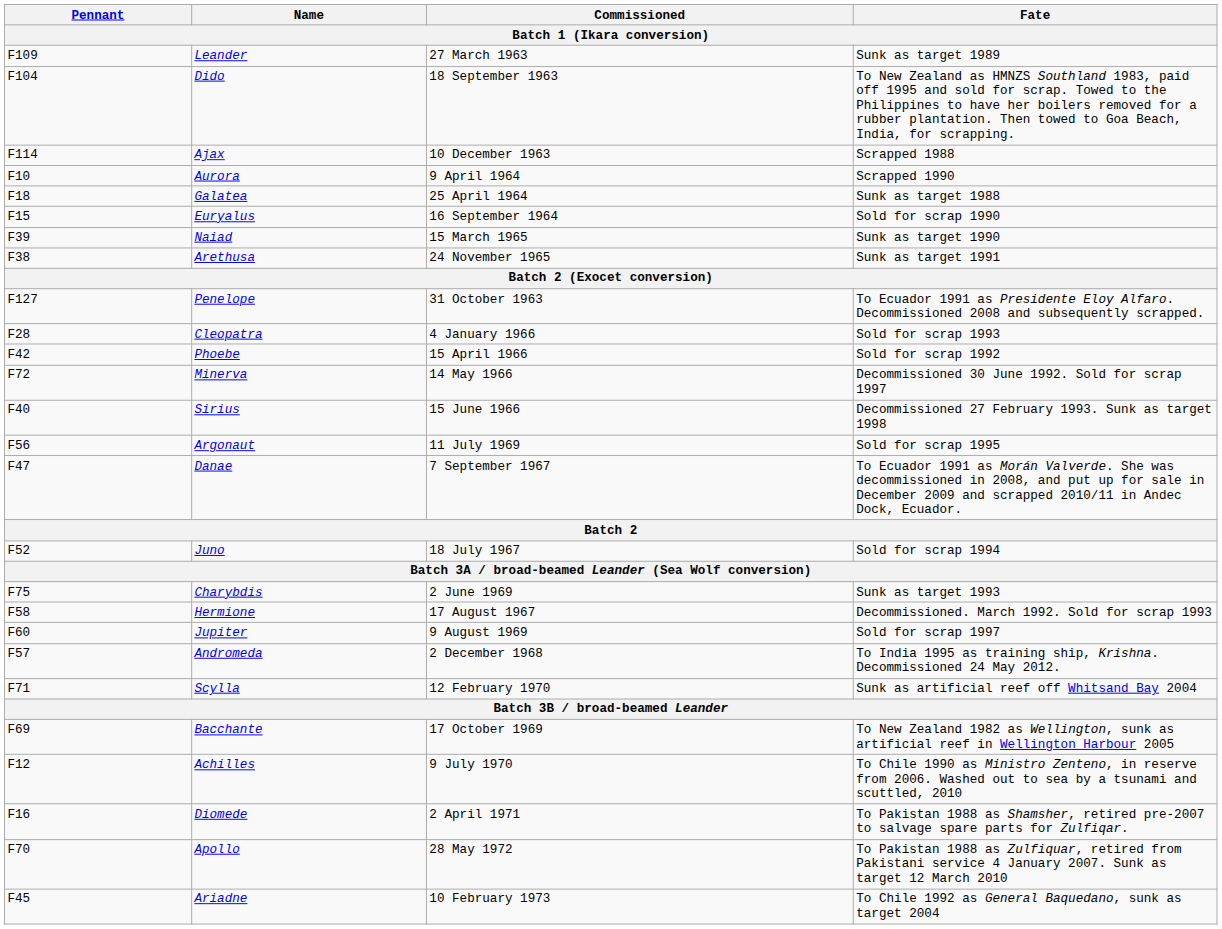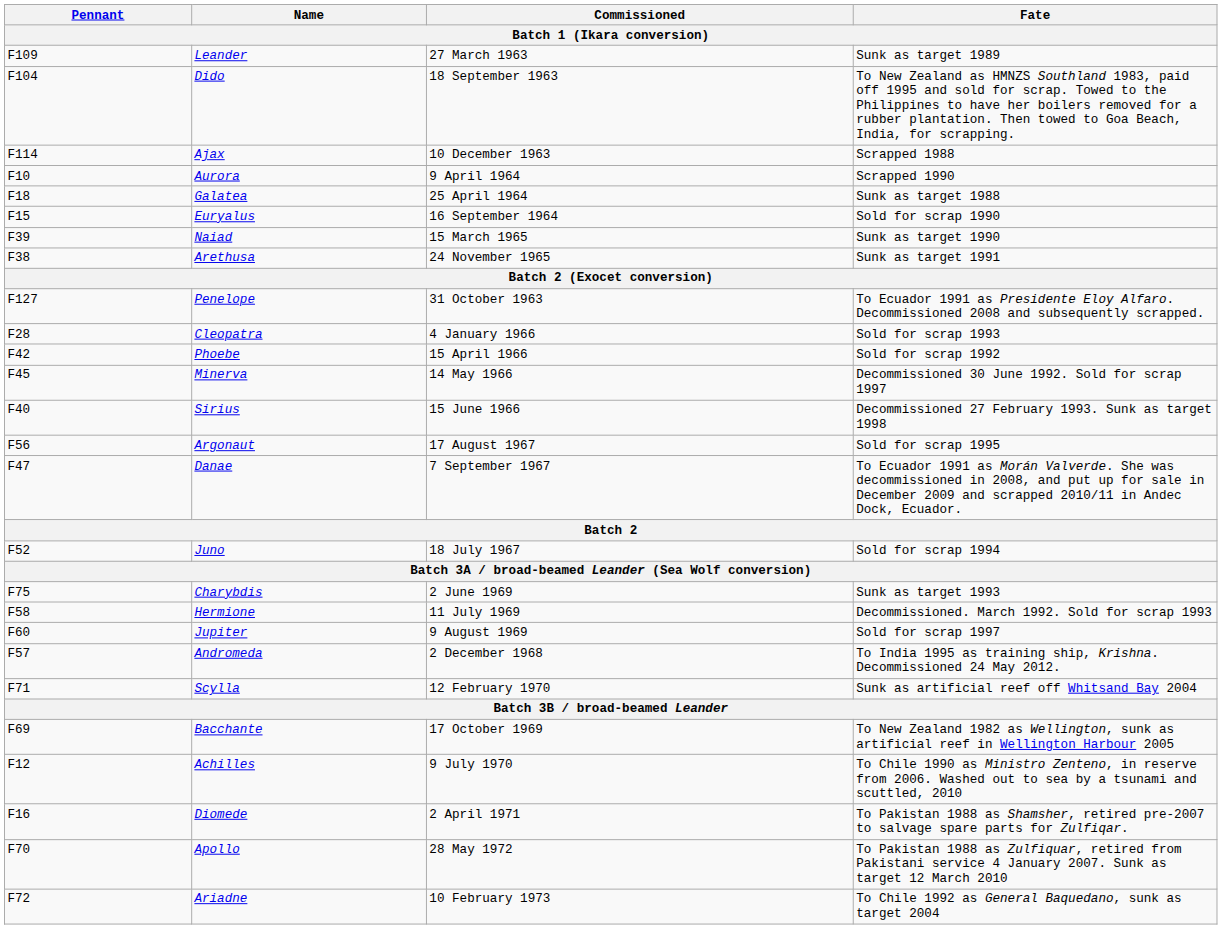(19, 375) F72 -> (19, 375) F45
(475, 445) 11 July 1969 -> (482, 445) 17 August 1967
(482, 612) 17 August 1967 -> (475, 612) 11 July 1969
(19, 899) F45 -> (19, 899) F72
